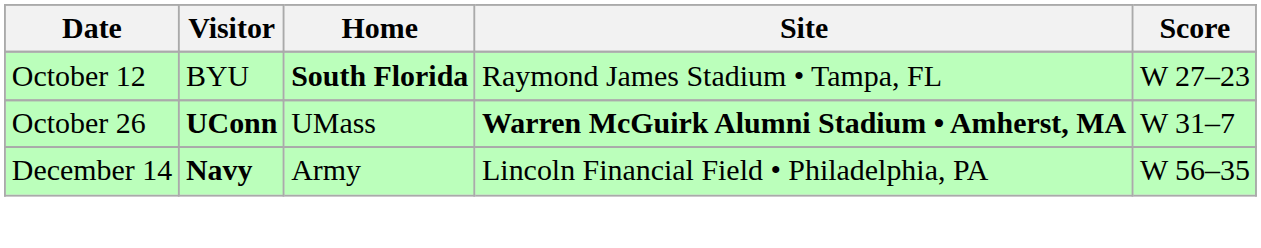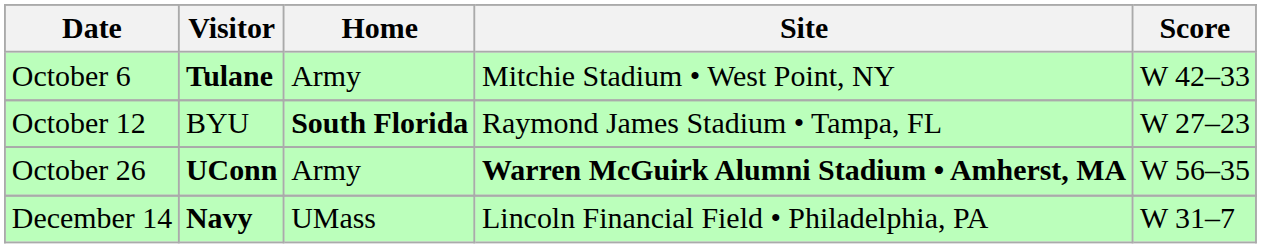+ row: (71, 75)
(334, 123) UMass -> (326, 170) Army
(1187, 123) W 31–7 -> (1195, 170) W 56–35
(326, 170) Army -> (334, 218) UMass
(1195, 170) W 56–35 -> (1187, 218) W 31–7
